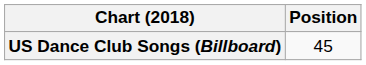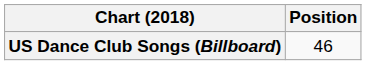(323, 45) 45 -> (323, 45) 46
